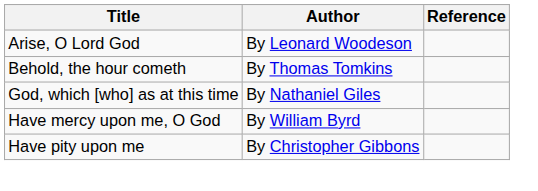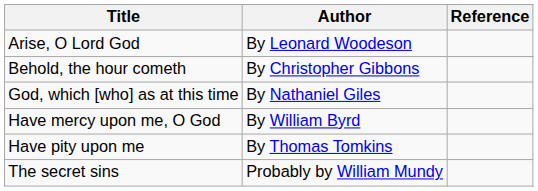(319, 69) By Thomas Tomkins -> (333, 69) By Christopher Gibbons
(333, 146) By Christopher Gibbons -> (319, 146) By Thomas Tomkins
+ row: (64, 172)
